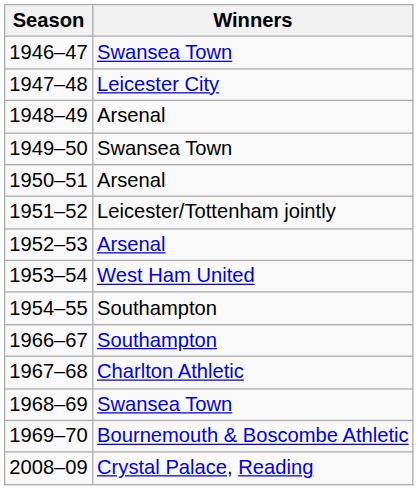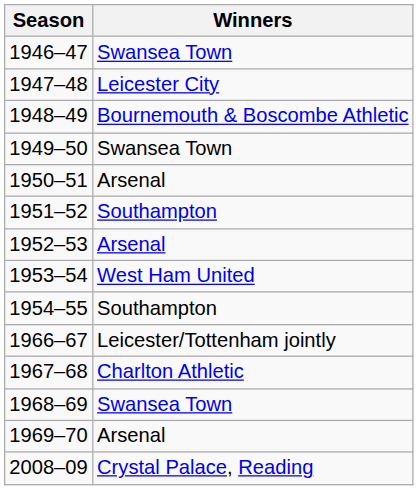(131, 116) Arsenal -> (253, 116) Bournemouth & Boscombe Athletic
(216, 212) Leicester/Tottenham jointly -> (157, 212) Southampton
(157, 340) Southampton -> (216, 340) Leicester/Tottenham jointly
(253, 436) Bournemouth & Boscombe Athletic -> (131, 436) Arsenal
